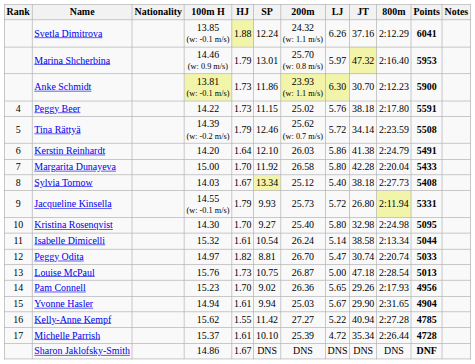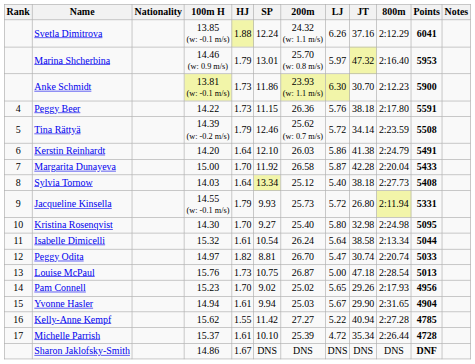(303, 108) 25.02 -> (303, 108) 26.36
(337, 167) 5.80 -> (337, 167) 5.87
(243, 182) 1.67 -> (243, 182) 1.64
(337, 241) 5.14 -> (337, 241) 5.64
(303, 288) 26.36 -> (303, 288) 25.02
